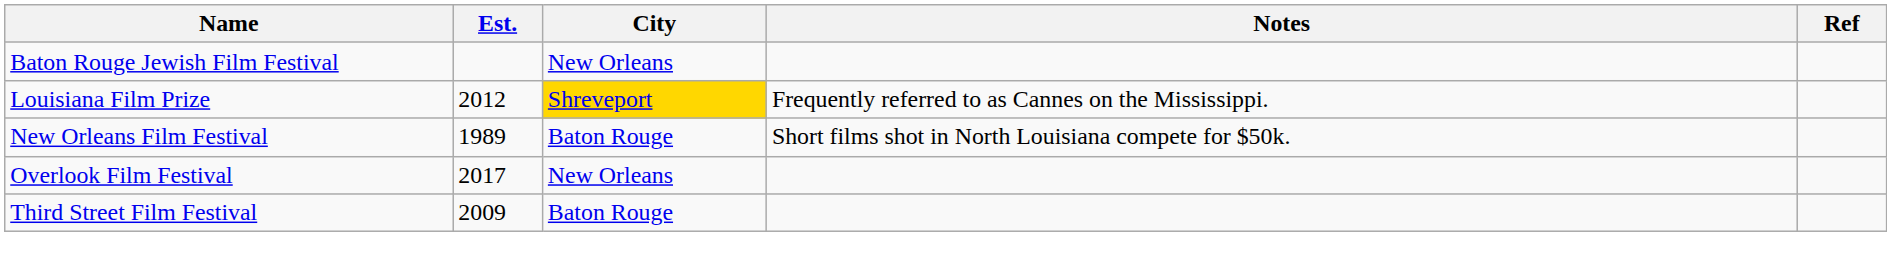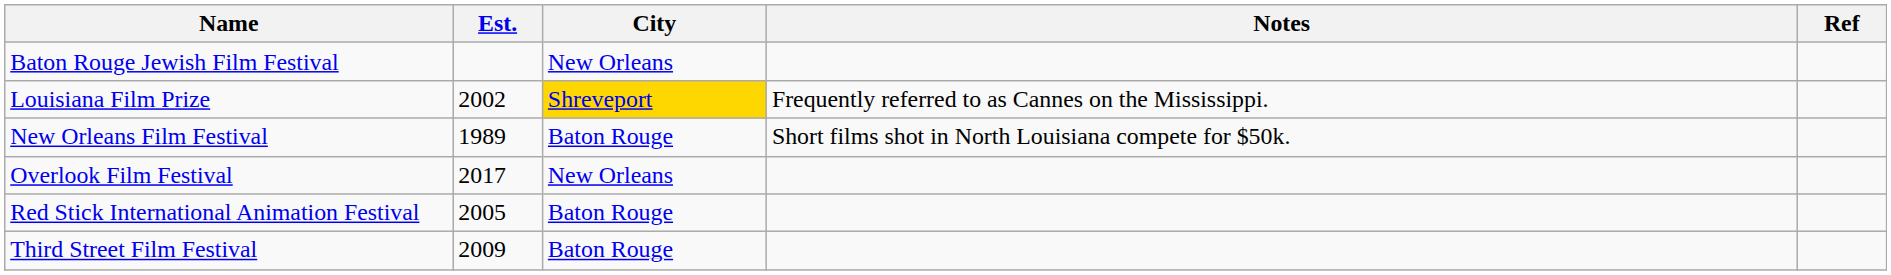(482, 99) 2012 -> (482, 99) 2002
+ row: (215, 212)
